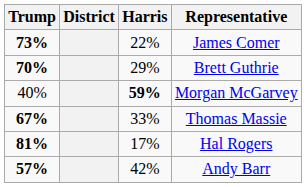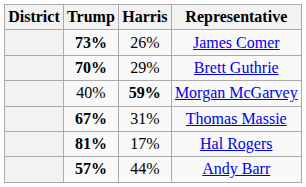columns swapped: (89, 17) <-> (32, 17)
(145, 42) 22% -> (145, 42) 26%
(145, 118) 33% -> (145, 118) 31%
(145, 169) 42% -> (145, 169) 44%
